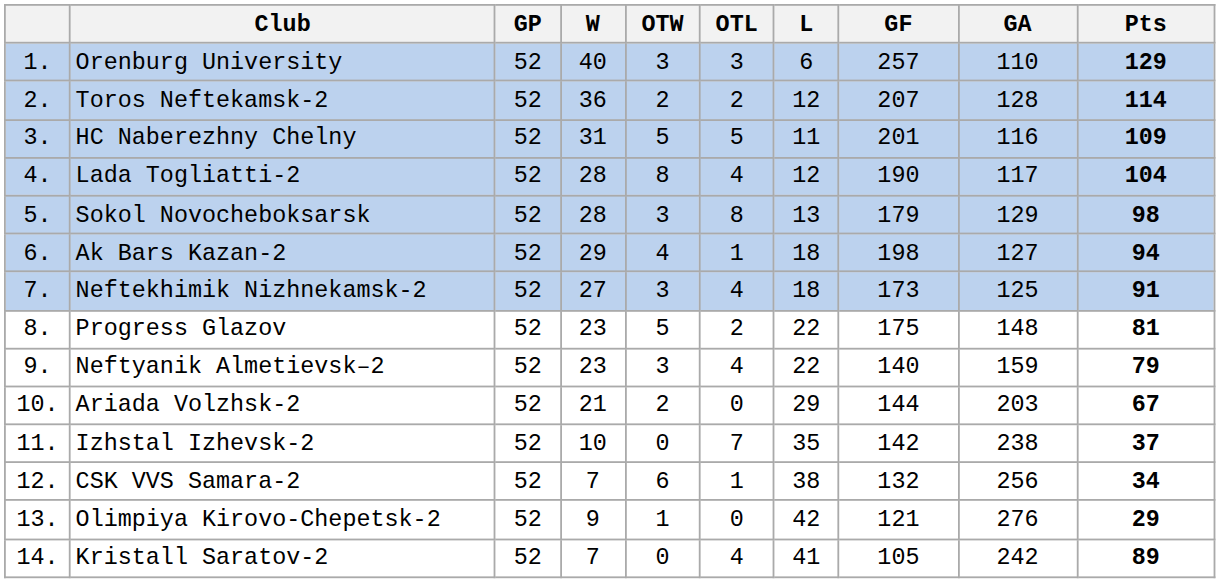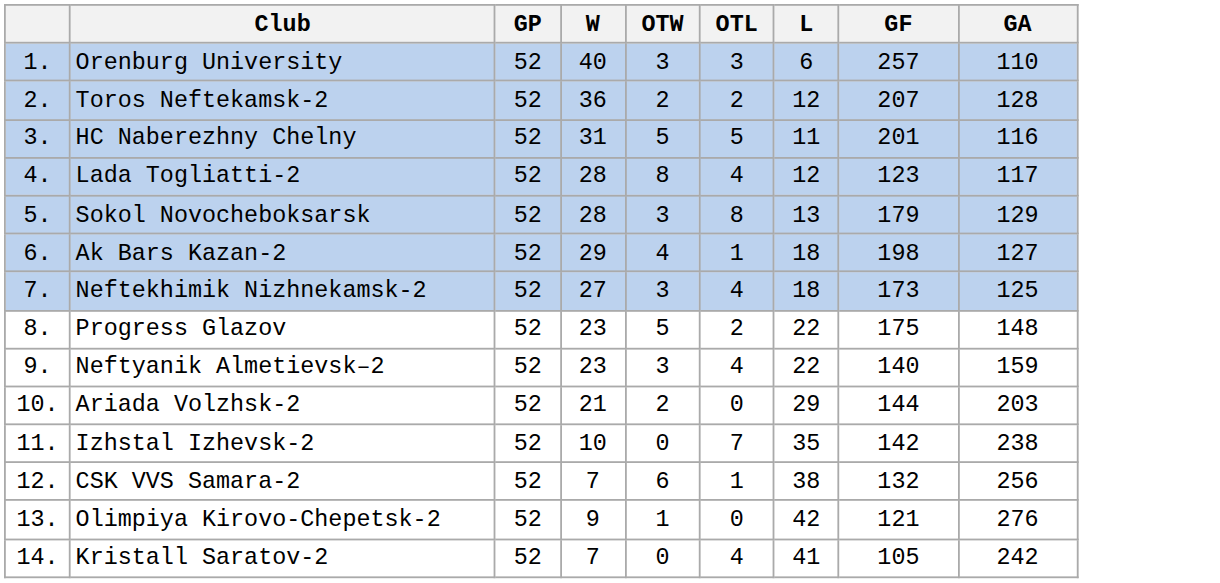- column: (1146, 24)
(898, 177) 190 -> (898, 177) 123
